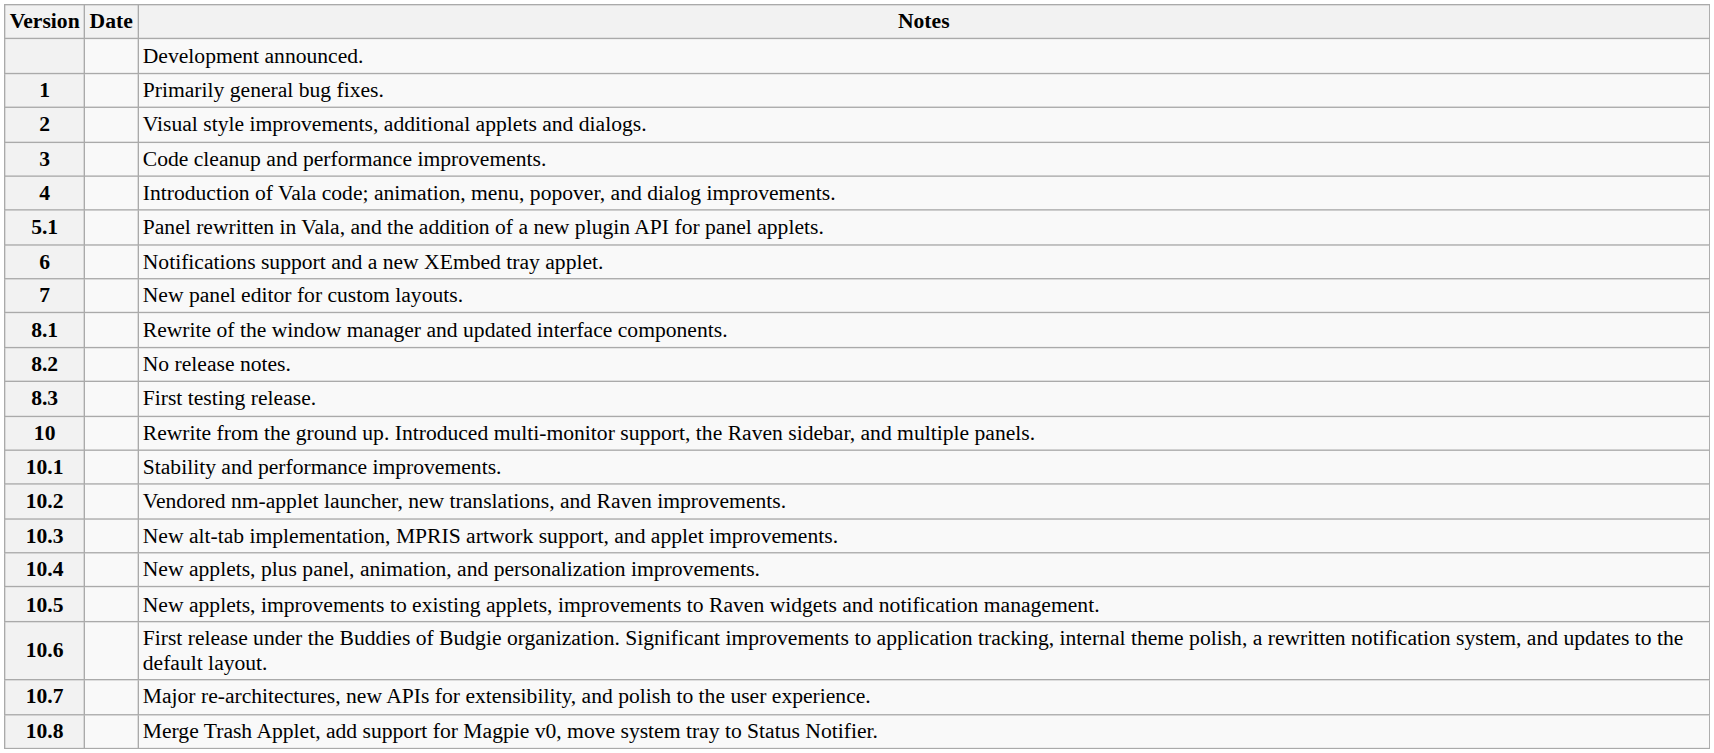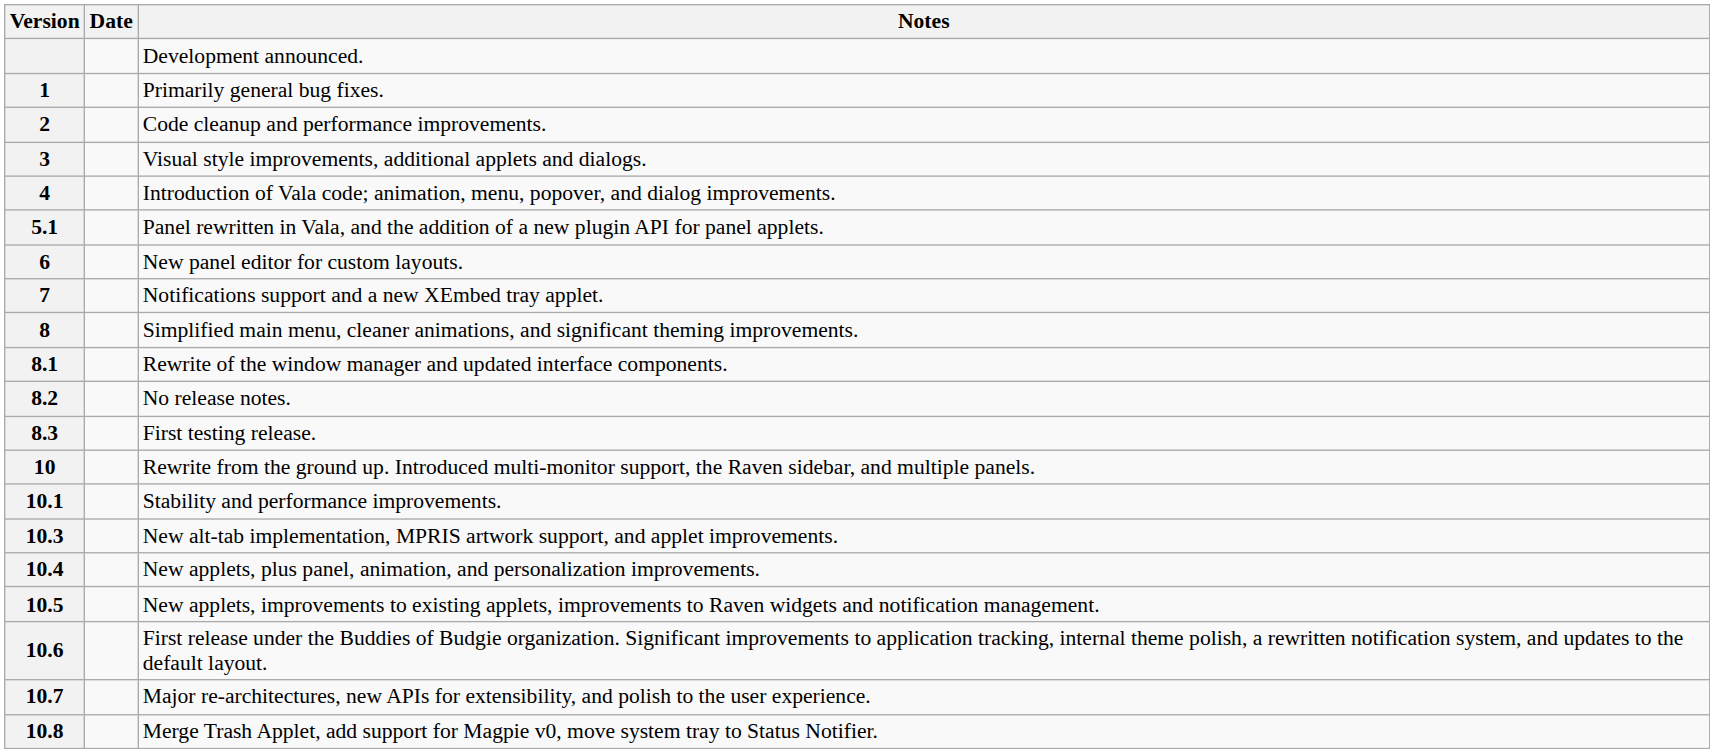(395, 124) Visual style improvements, additional applets and dialogs. -> (345, 124) Code cleanup and performance improvements.
(345, 158) Code cleanup and performance improvements. -> (395, 158) Visual style improvements, additional applets and dialogs.
(373, 261) Notifications support and a new XEmbed tray applet. -> (303, 261) New panel editor for custom layouts.
(303, 295) New panel editor for custom layouts. -> (373, 295) Notifications support and a new XEmbed tray applet.
+ row: (45, 329)
- row: (45, 501)
